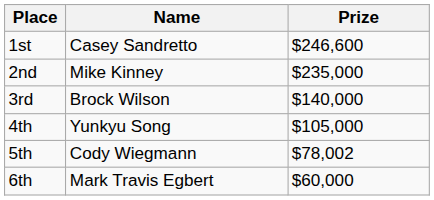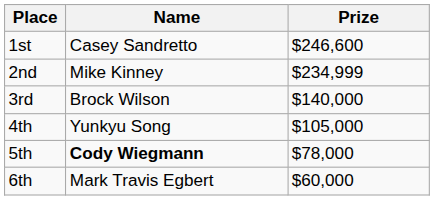(327, 72) $235,000 -> (327, 72) $234,999
(133, 153) normal -> (137, 153) bold
(323, 153) $78,002 -> (323, 153) $78,000
